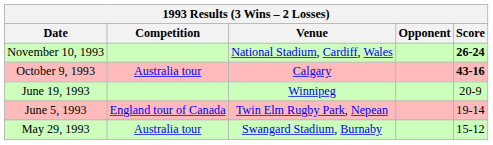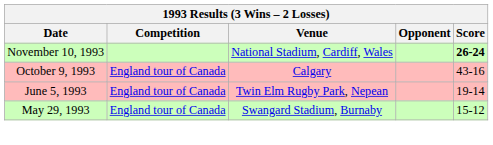(168, 71) Australia tour -> (168, 71) England tour of Canada
(471, 71) bold -> (471, 71) normal
- row: (56, 91)
(168, 129) Australia tour -> (168, 110) England tour of Canada
